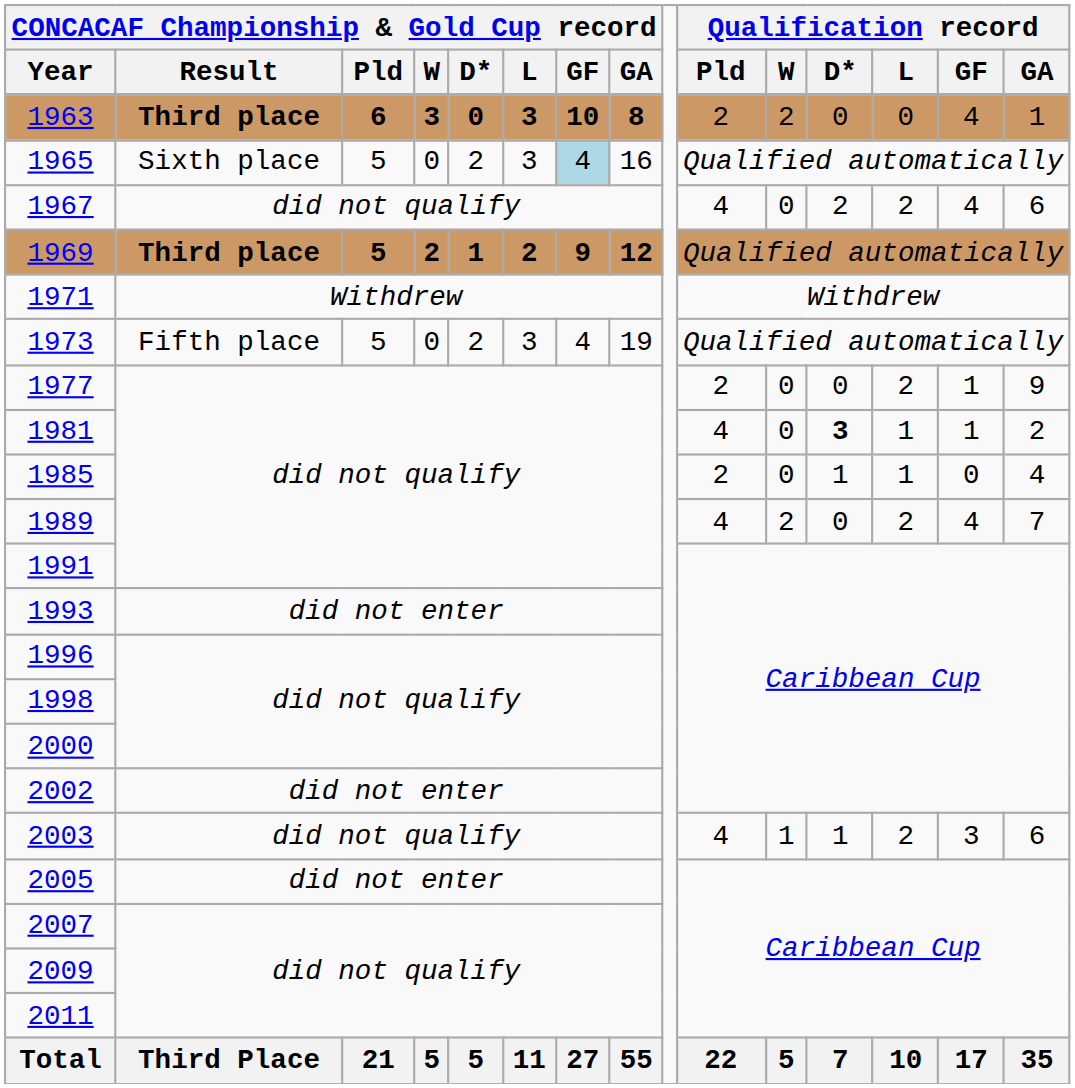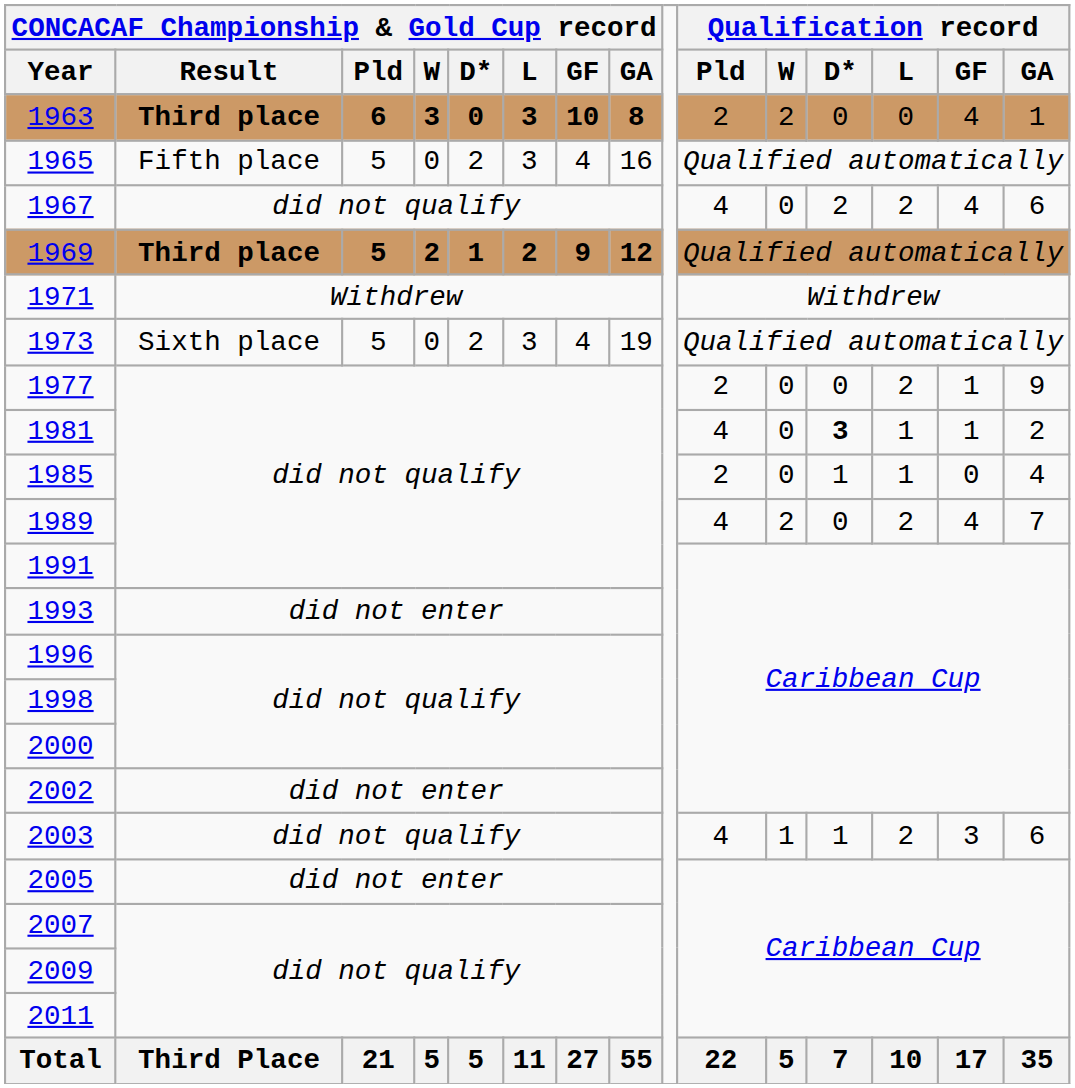(229, 162) Sixth place -> (229, 162) Fifth place
(583, 162) lightblue background -> (583, 162) no background
(229, 342) Fifth place -> (229, 342) Sixth place
